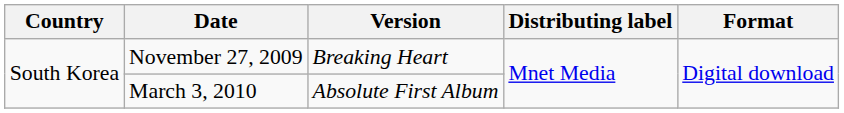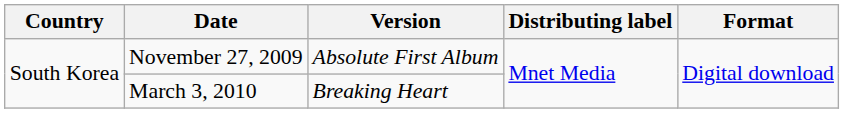(380, 56) Breaking Heart -> (405, 56) Absolute First Album
(405, 90) Absolute First Album -> (380, 90) Breaking Heart
